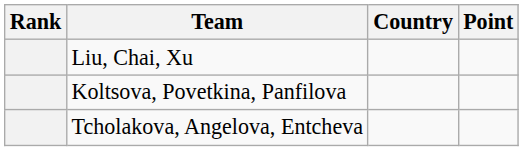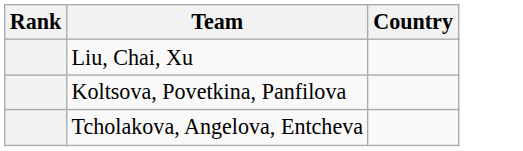- column: (488, 22)
